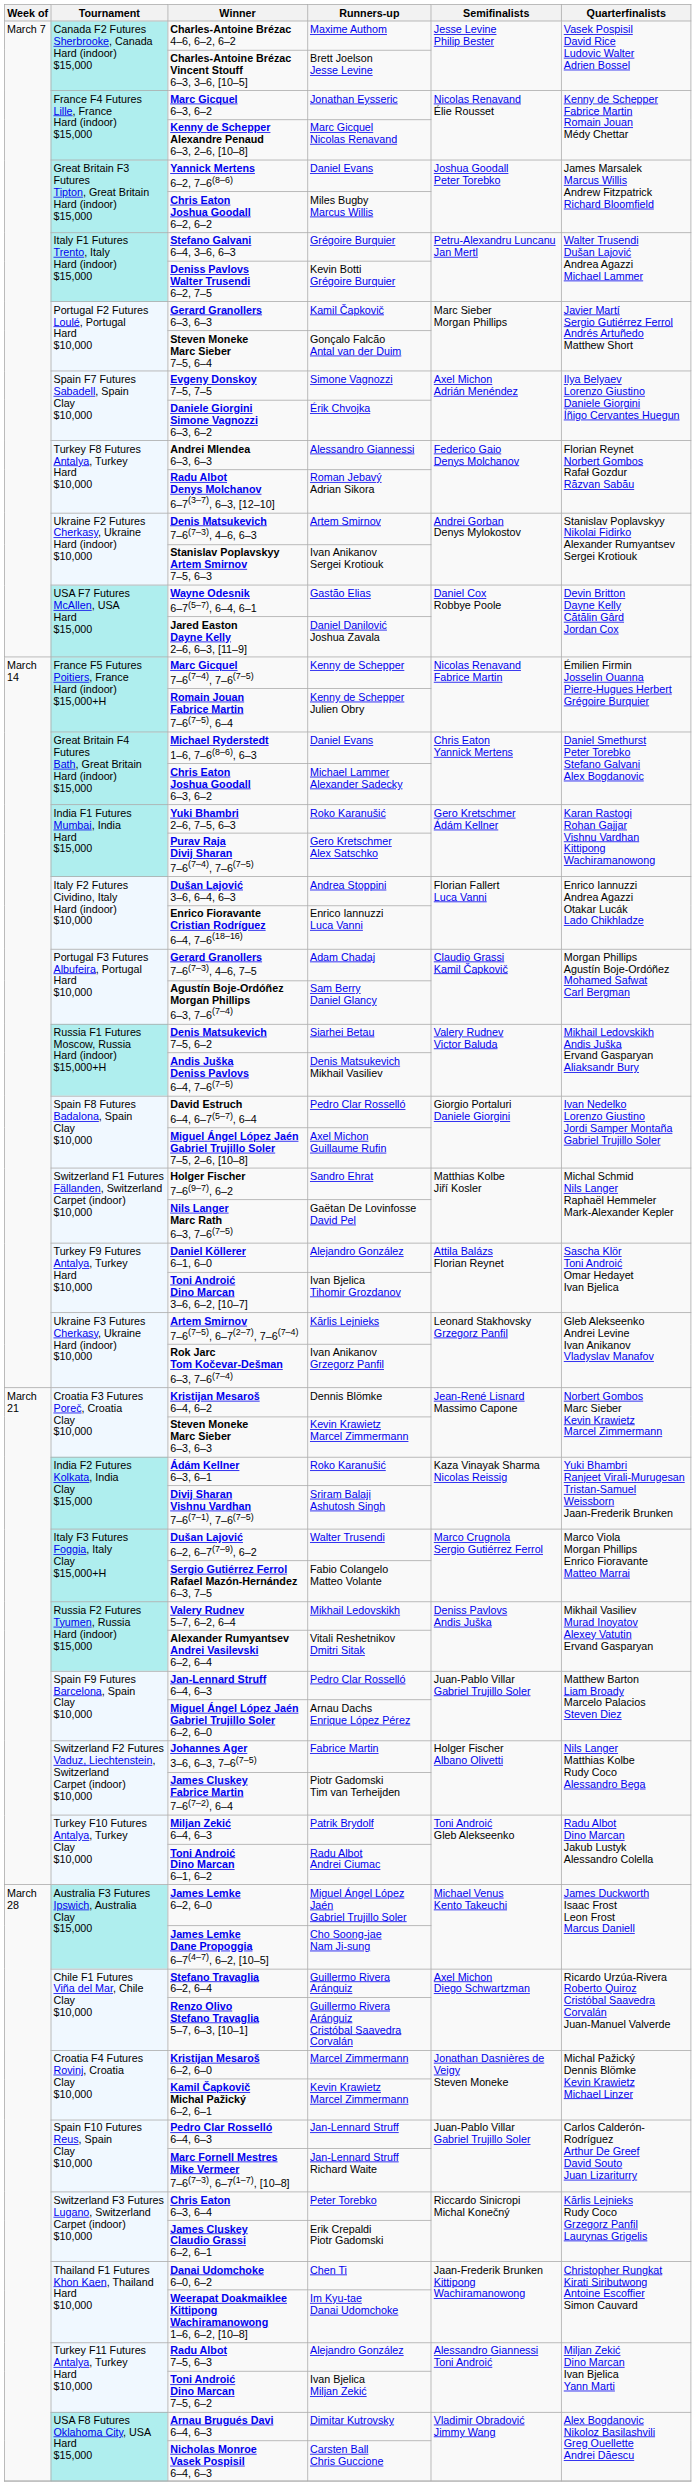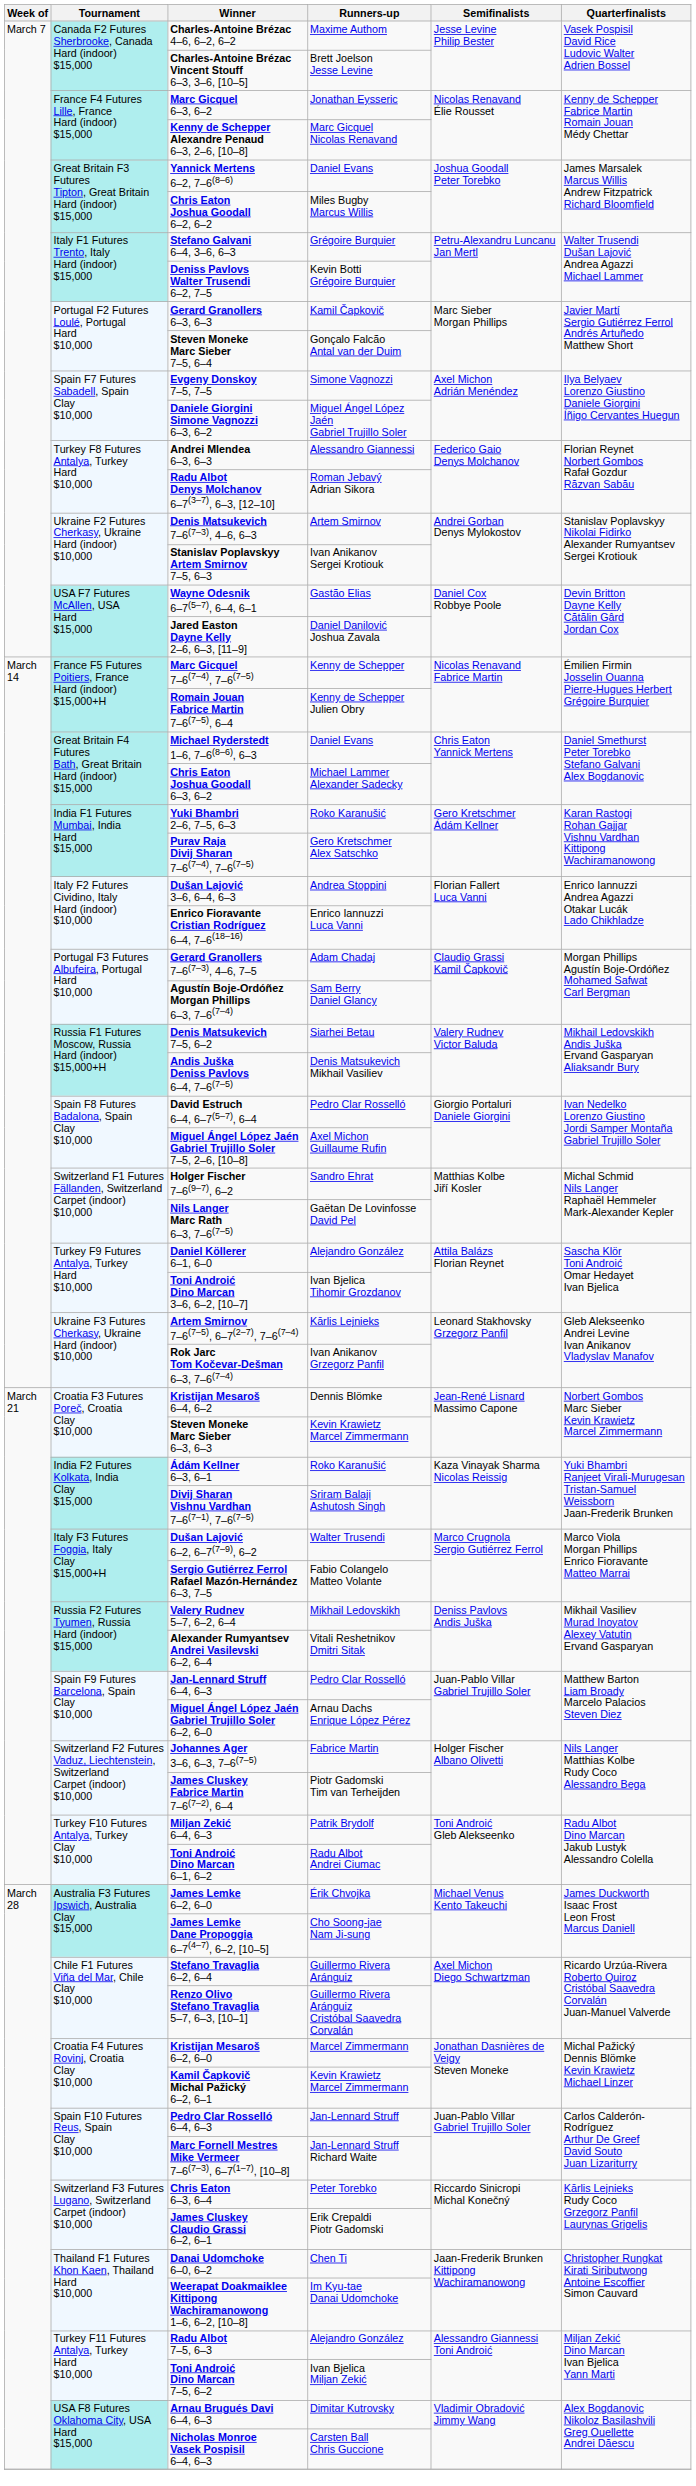(340, 408) Érik Chvojka -> (358, 420) Miguel Ángel López Jaén Gabriel Trujillo Soler
(358, 1905) Miguel Ángel López Jaén Gabriel Trujillo Soler -> (340, 1893) Érik Chvojka
